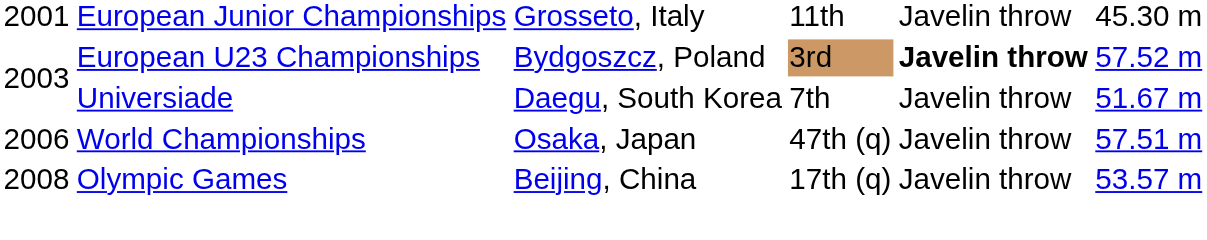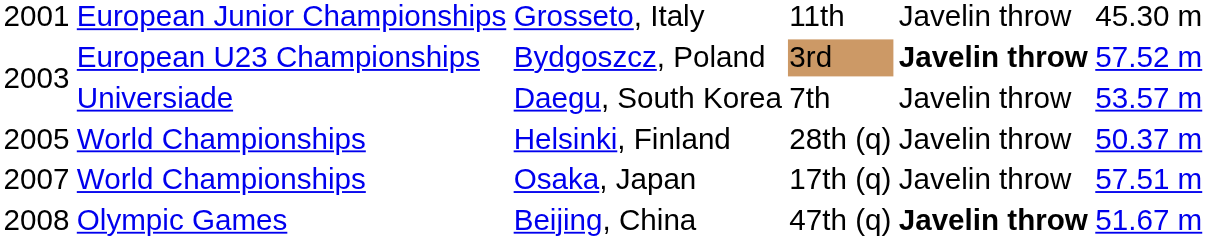(1149, 98) 51.67 m -> (1149, 98) 53.57 m
+ row: (622, 138)
(36, 138) 2006 -> (36, 179) 2007
(840, 138) 47th (q) -> (840, 179) 17th (q)
(840, 179) 17th (q) -> (840, 220) 47th (q)
(985, 179) normal -> (993, 220) bold
(1149, 179) 53.57 m -> (1149, 220) 51.67 m
